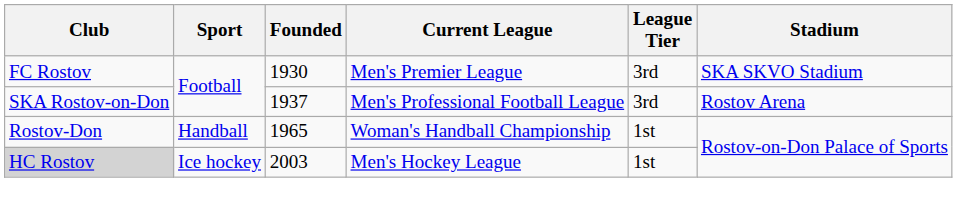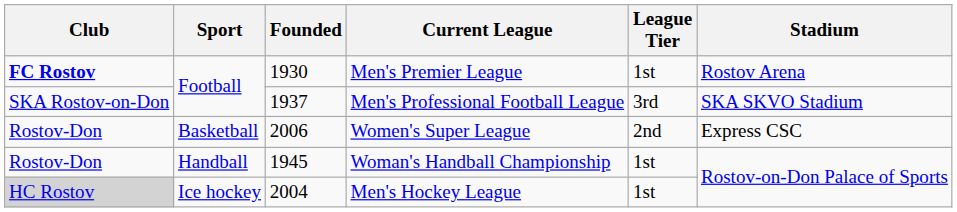(50, 71) normal -> (52, 71) bold
(646, 71) 3rd -> (644, 71) 1st
(782, 71) SKA SKVO Stadium -> (753, 71) Rostov Arena
(753, 101) Rostov Arena -> (782, 101) SKA SKVO Stadium
+ row: (440, 131)
(289, 131) 1965 -> (289, 161) 1945
(289, 161) 2003 -> (289, 191) 2004
